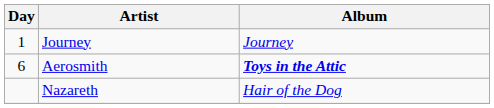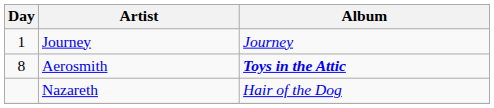(21, 66) 6 -> (21, 66) 8
